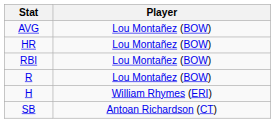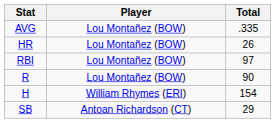+ column: (248, 12)
